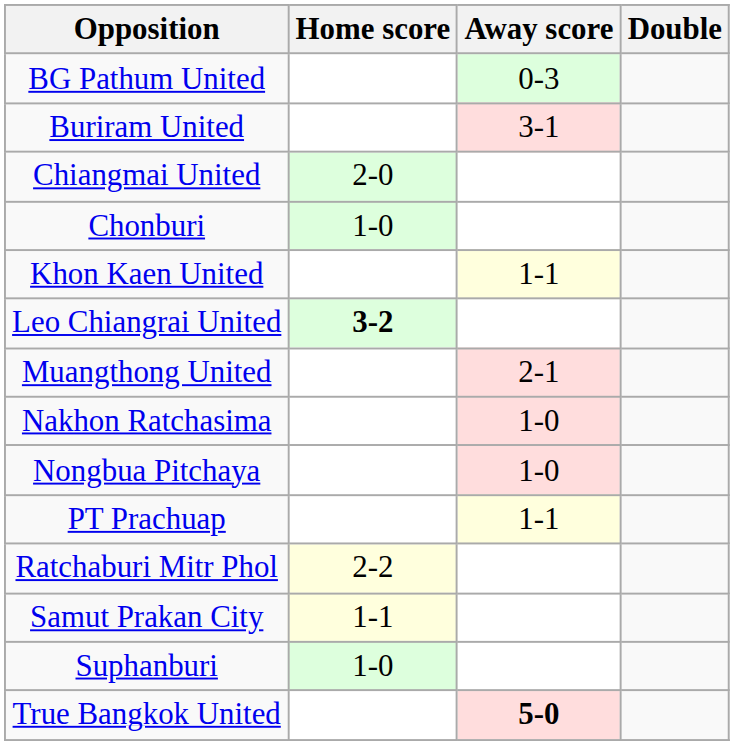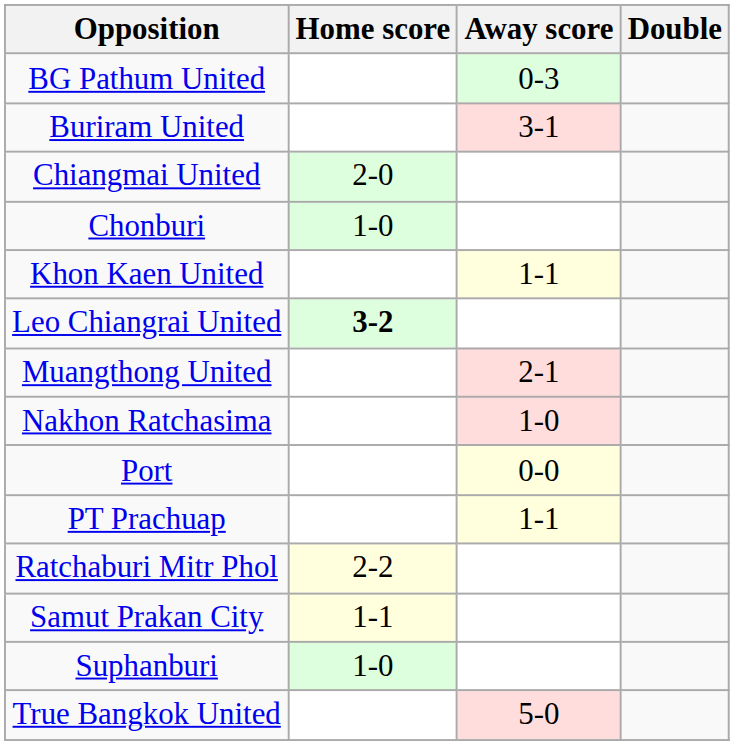- row: (147, 469)
+ row: (147, 469)
(539, 714) bold -> (539, 714) normal
